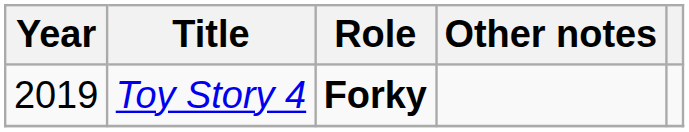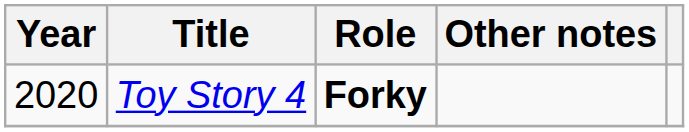(56, 94) 2019 -> (56, 94) 2020
